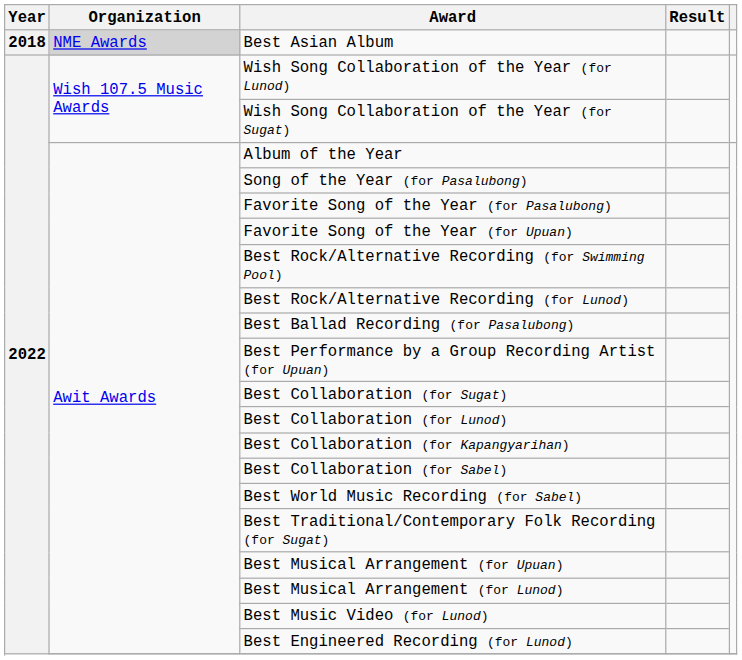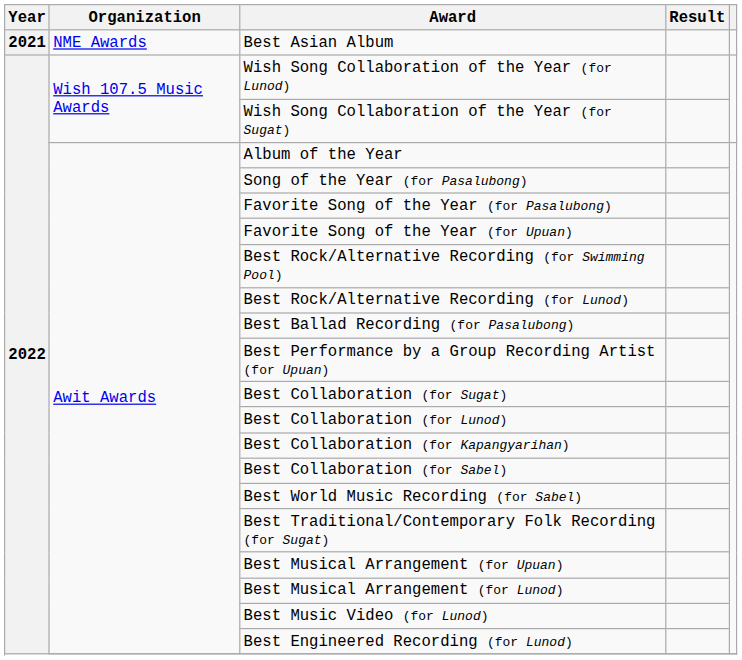(27, 43) 2018 -> (27, 43) 2021
(100, 43) lightgrey background -> (100, 43) no background
